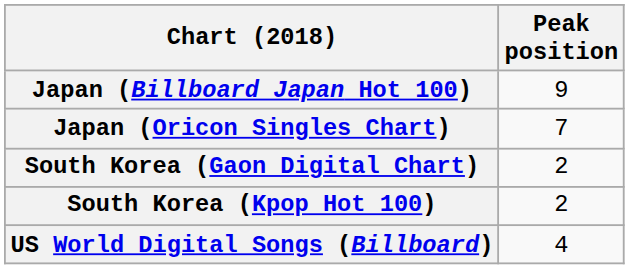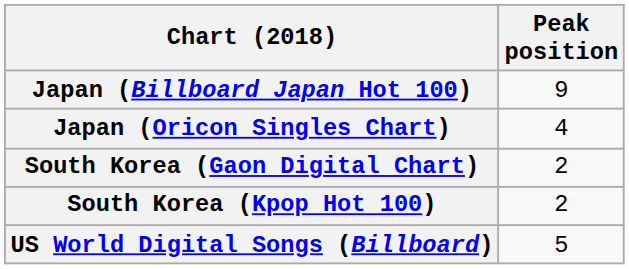(561, 129) 7 -> (561, 129) 4
(561, 244) 4 -> (561, 244) 5
